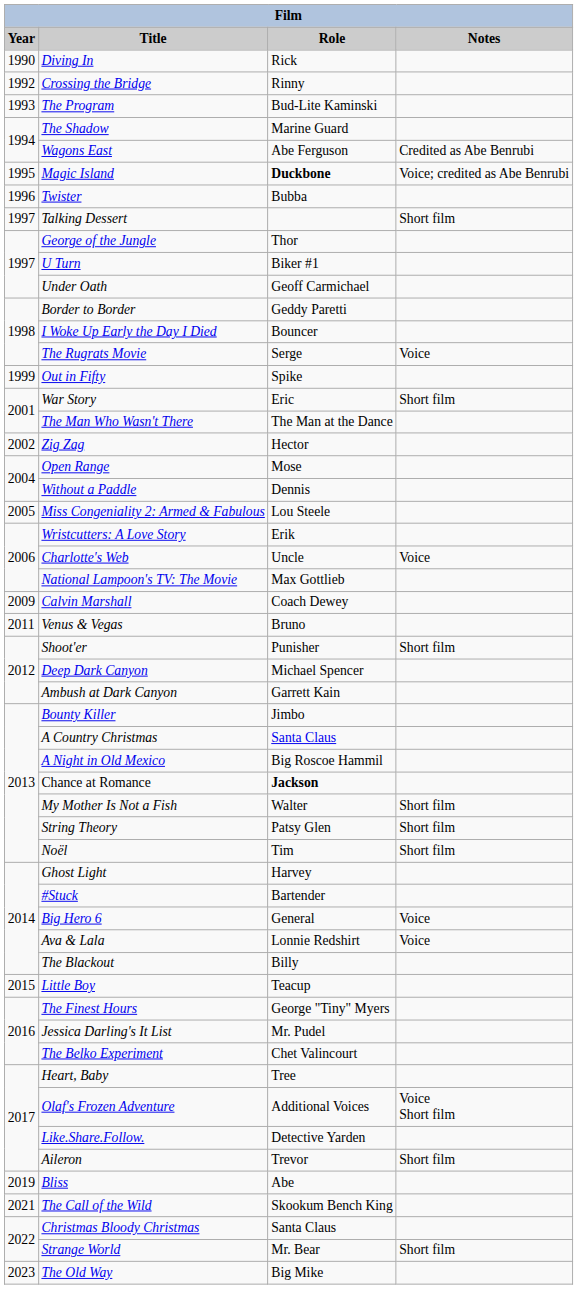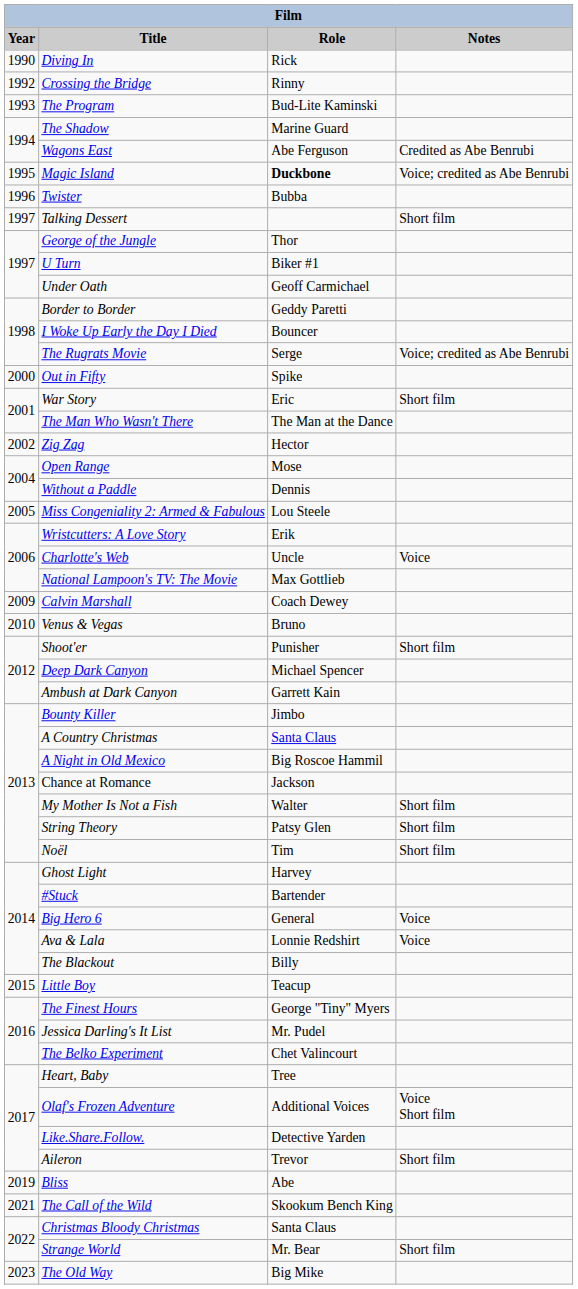(415, 354) Voice -> (484, 354) Voice; credited as Abe Benrubi
(21, 377) 1999 -> (21, 377) 2000
(21, 625) 2011 -> (21, 625) 2010
(295, 783) bold -> (293, 783) normal
